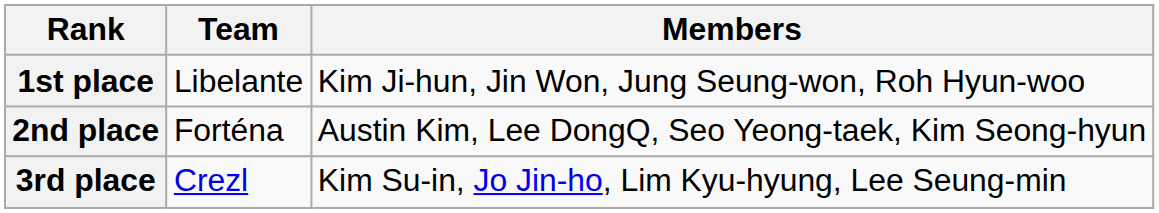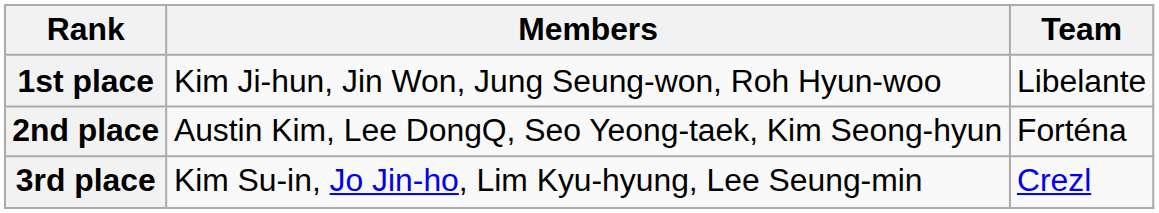columns swapped: (239, 29) <-> (732, 29)
